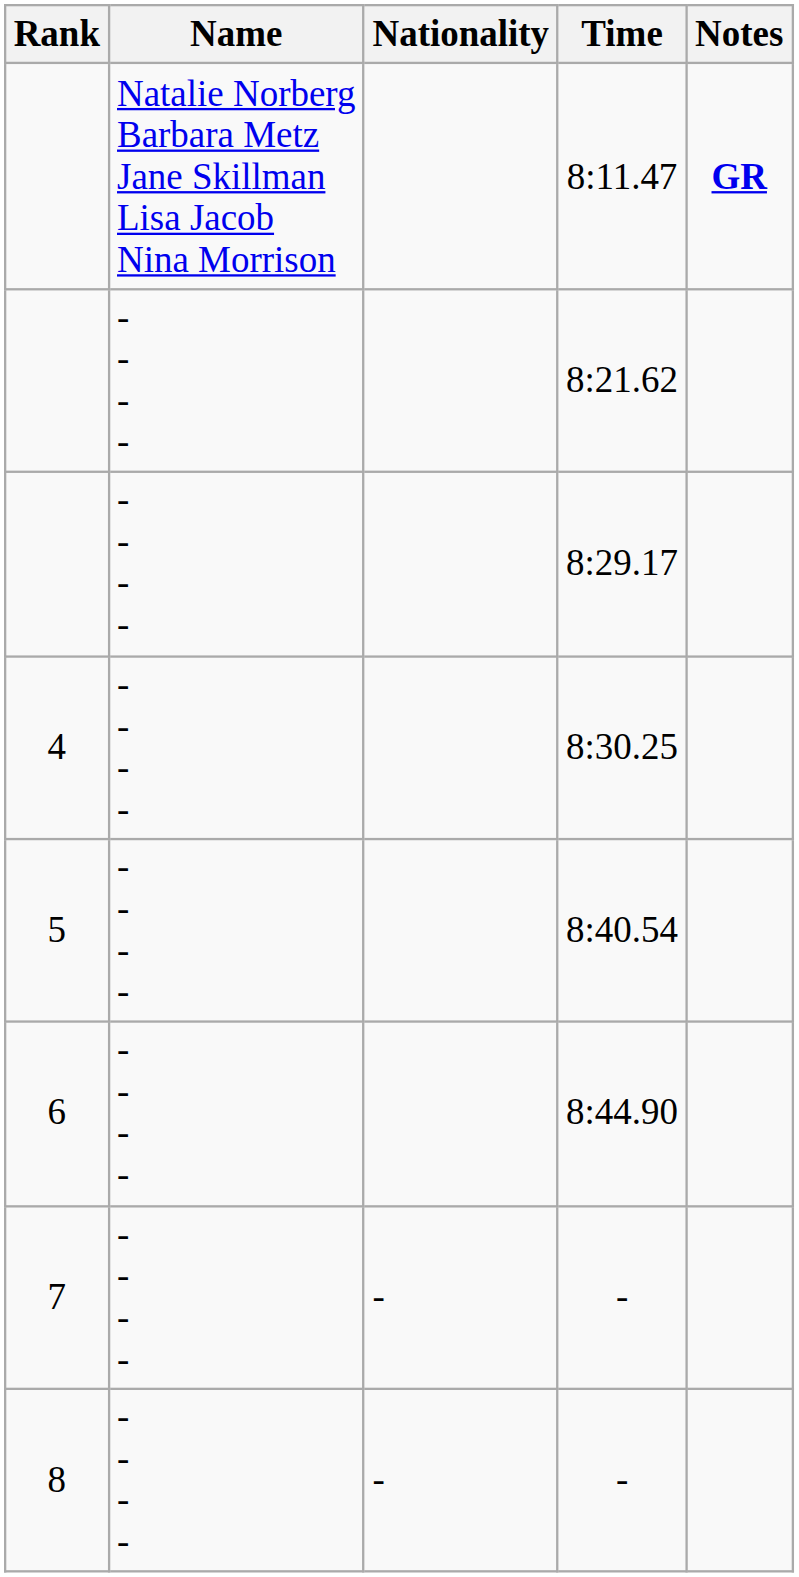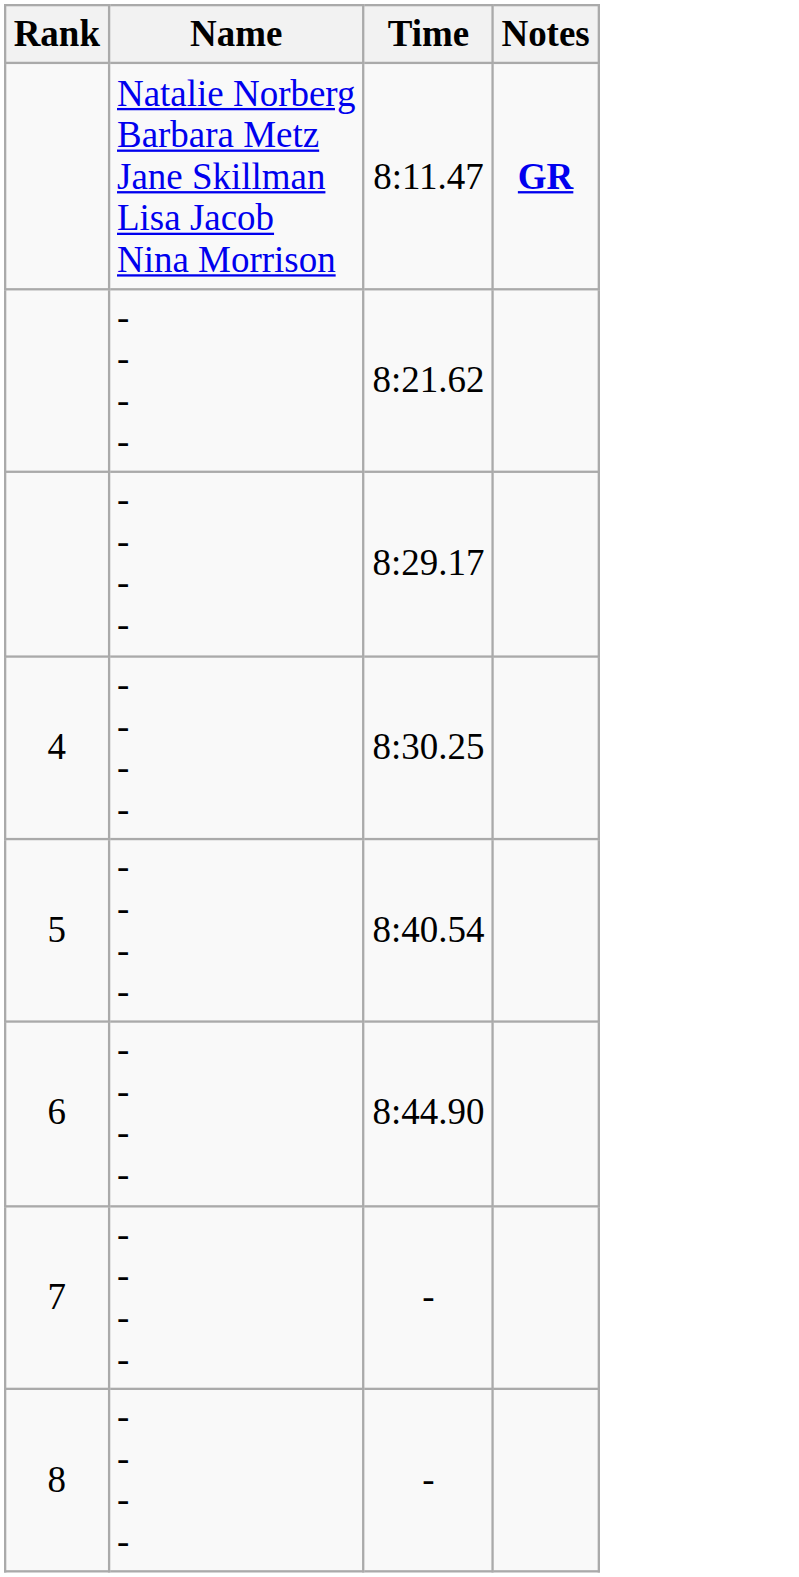- column: (461, 33)
